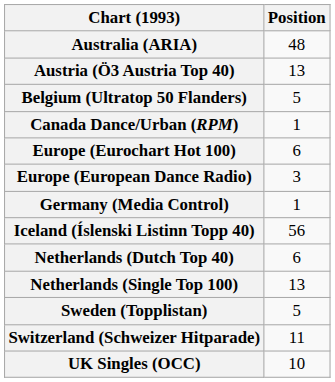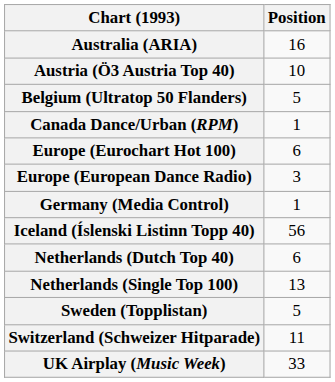(297, 44) 48 -> (297, 44) 16
(297, 71) 13 -> (297, 71) 10
- row: (134, 364)
+ row: (134, 364)
